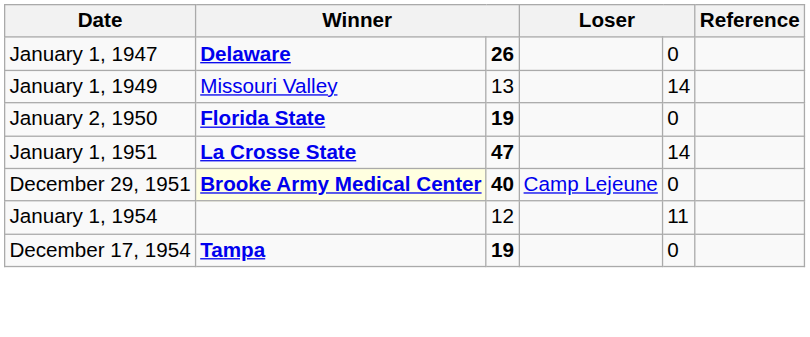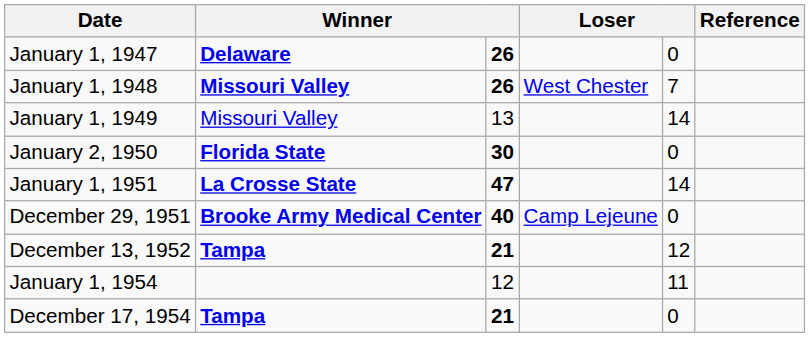+ row: (83, 86)
(503, 119) 19 -> (503, 151) 30
(341, 184) lightyellow background -> (341, 217) no background
+ row: (100, 250)
(503, 250) 19 -> (503, 315) 21
